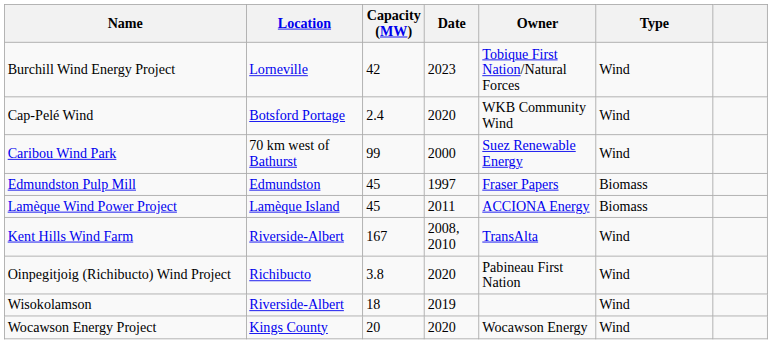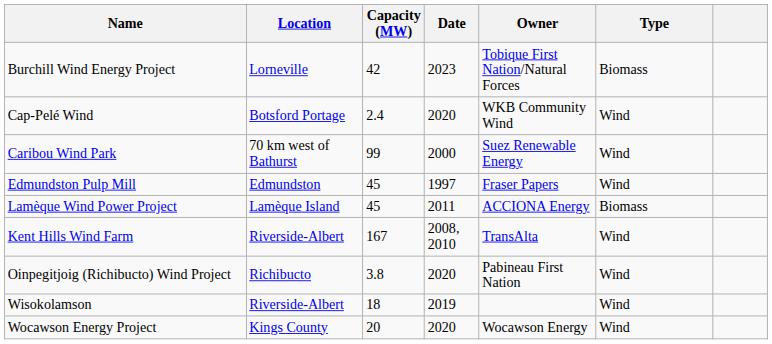(615, 69) Wind -> (623, 69) Biomass
(623, 184) Biomass -> (615, 184) Wind
